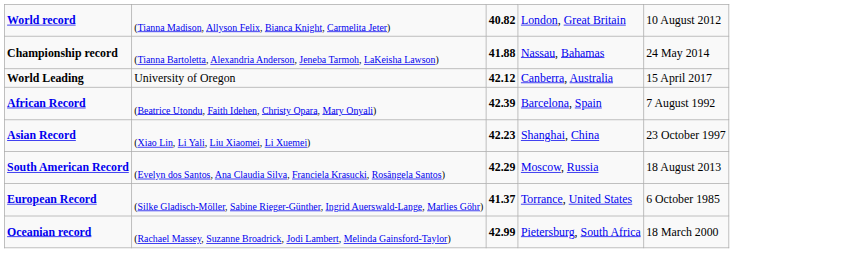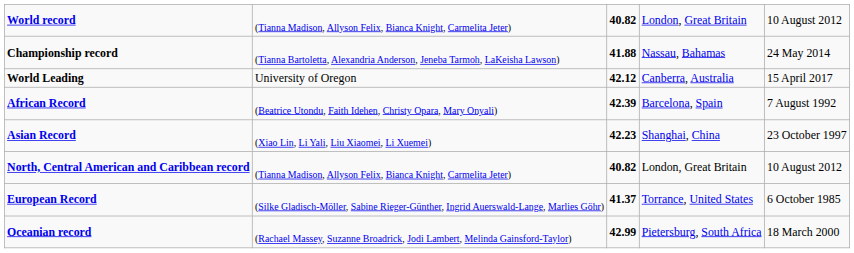+ row: (128, 167)
- row: (68, 167)
